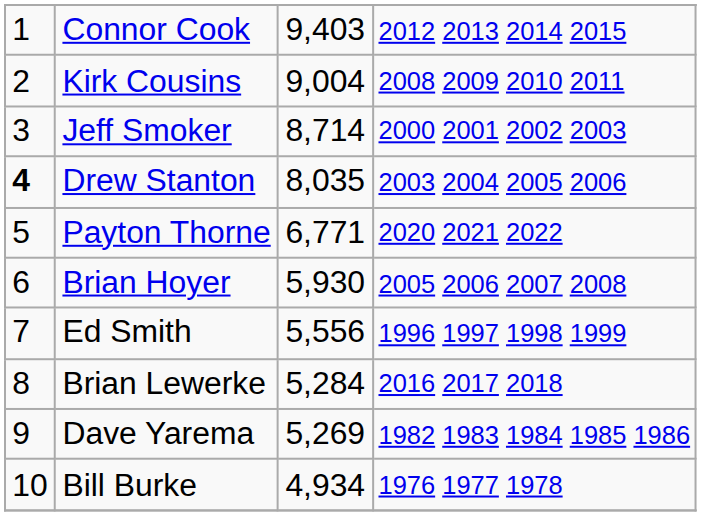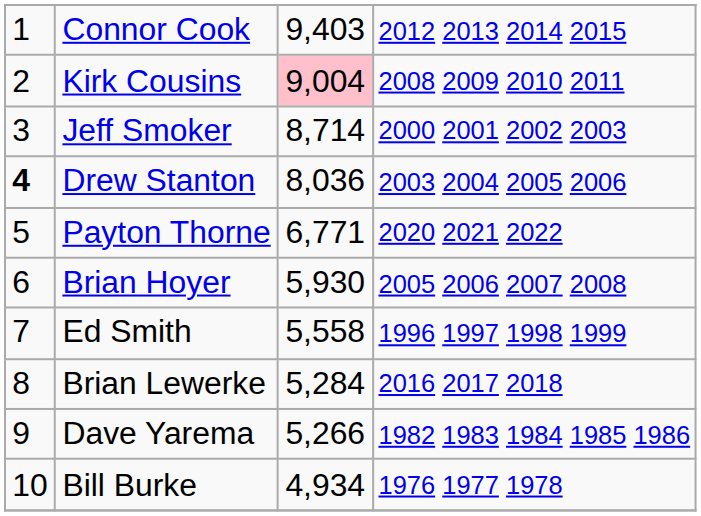(325, 80) no background -> (325, 80) pink background
(325, 181) 8,035 -> (325, 181) 8,036
(325, 332) 5,556 -> (325, 332) 5,558
(325, 433) 5,269 -> (325, 433) 5,266
